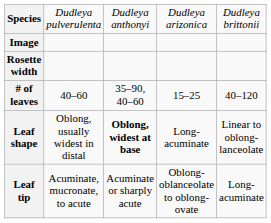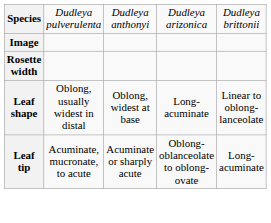- row: (24, 95)
(130, 137) bold -> (130, 107) normal
